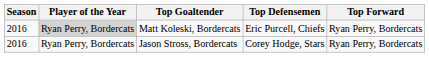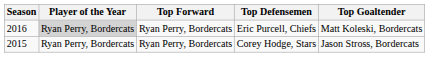columns swapped: (376, 12) <-> (190, 12)
(17, 44) 2016 -> (17, 44) 2015
